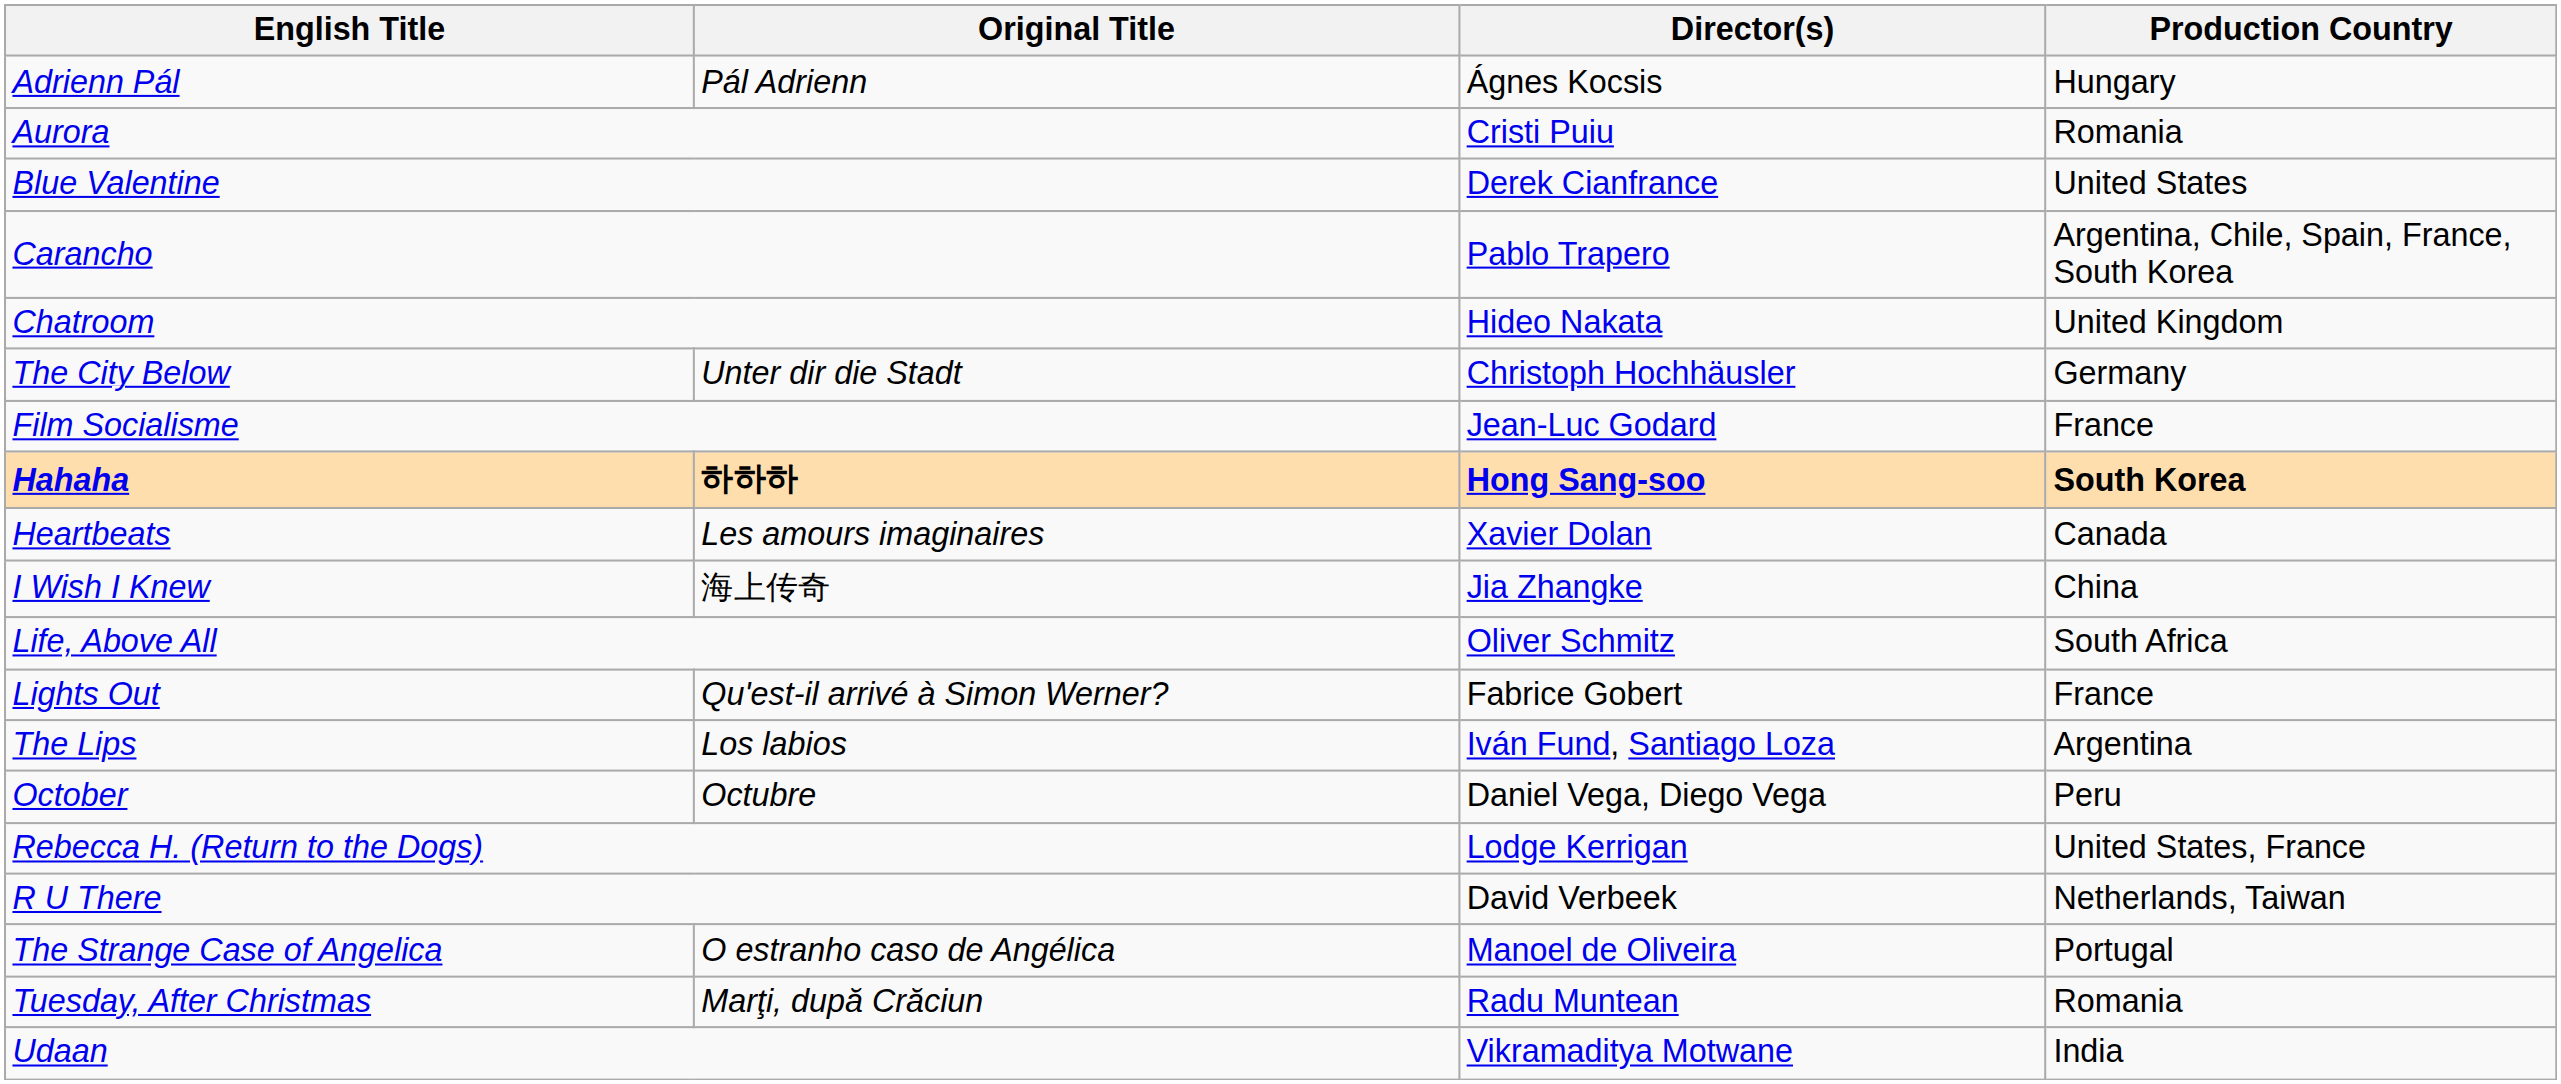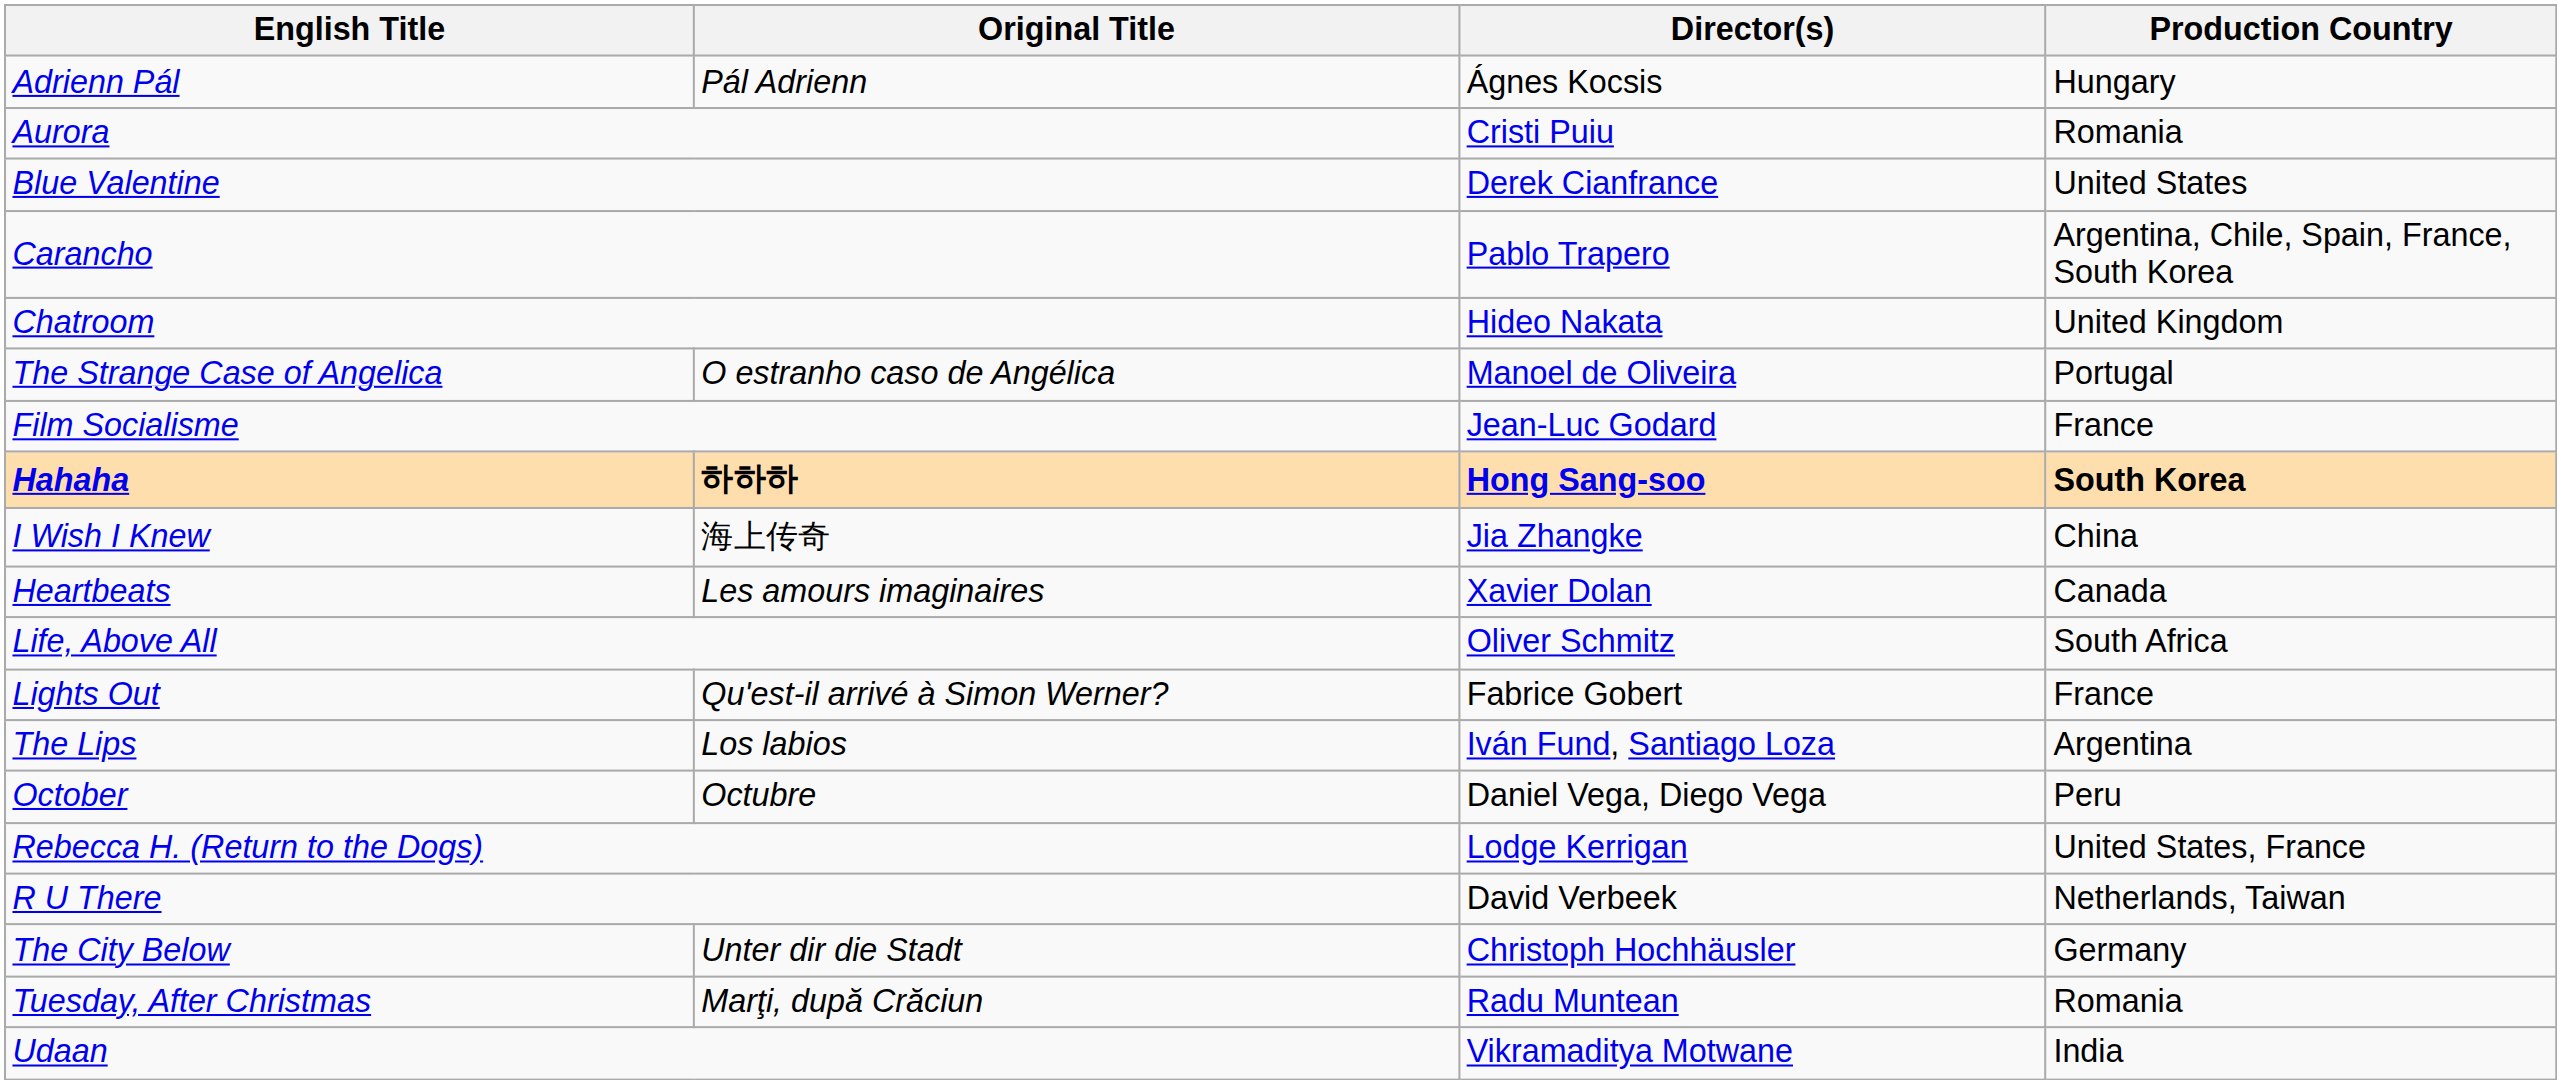rows swapped: (121, 374) <-> (227, 949)
rows swapped: (92, 533) <-> (111, 588)
